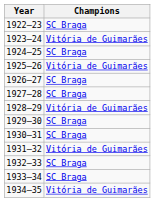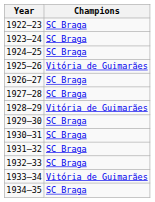(97, 39) Vitória de Guimarães -> (66, 39) SC Braga
(97, 149) Vitória de Guimarães -> (66, 149) SC Braga
(66, 176) SC Braga -> (97, 176) Vitória de Guimarães
(97, 190) Vitória de Guimarães -> (66, 190) SC Braga
